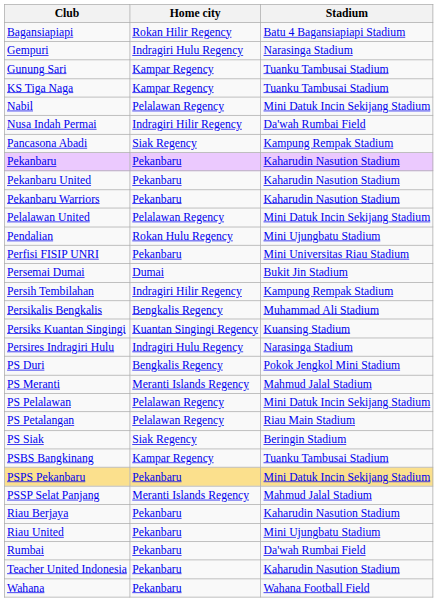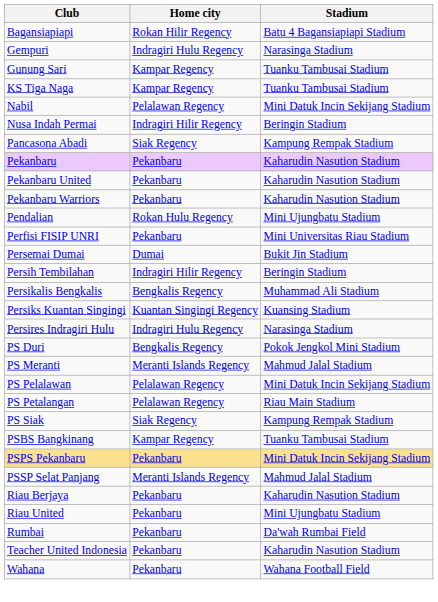(315, 124) Da'wah Rumbai Field -> (305, 124) Beringin Stadium
- row: (48, 217)
(328, 291) Kampung Rempak Stadium -> (305, 273) Beringin Stadium
(305, 439) Beringin Stadium -> (328, 421) Kampung Rempak Stadium
